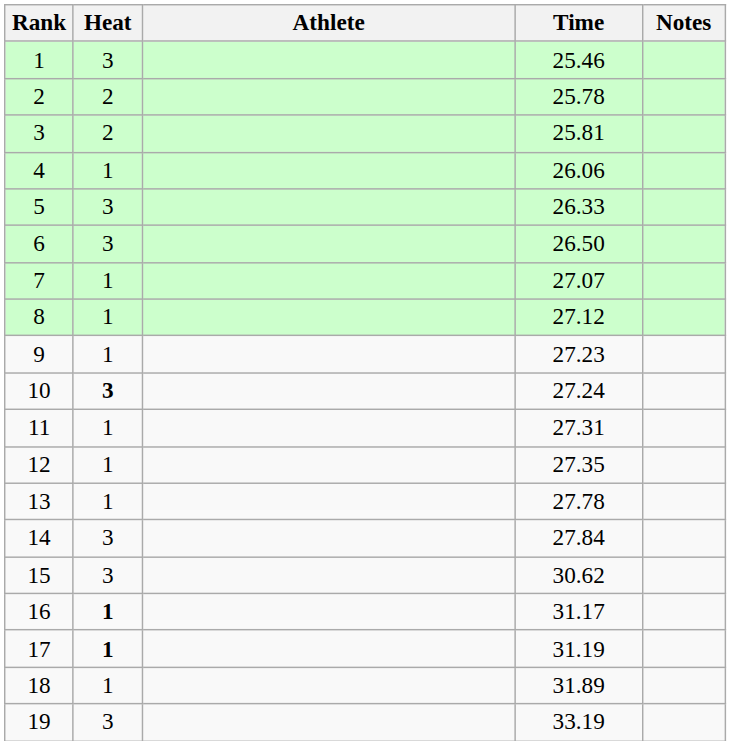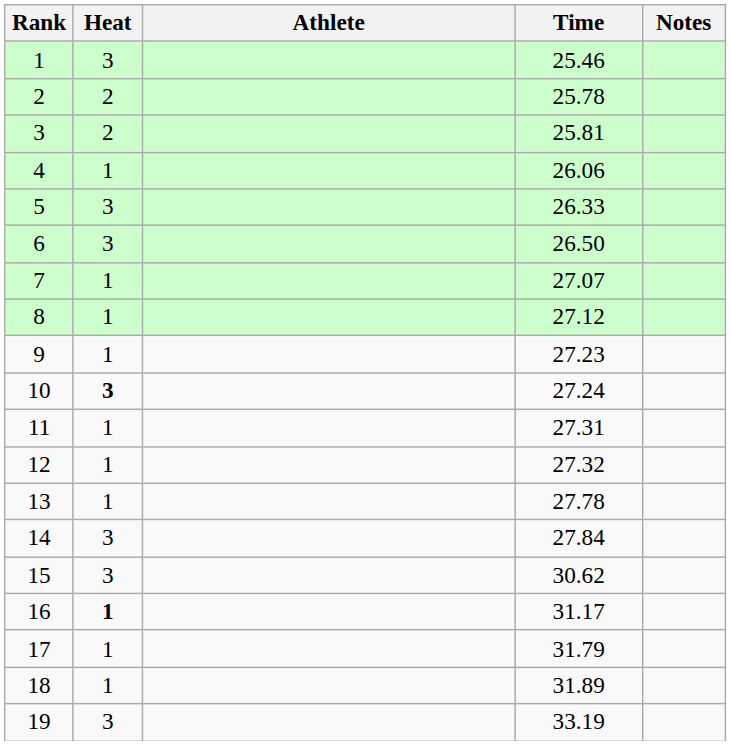(579, 464) 27.35 -> (579, 464) 27.32
(108, 648) bold -> (108, 648) normal
(579, 648) 31.19 -> (579, 648) 31.79
